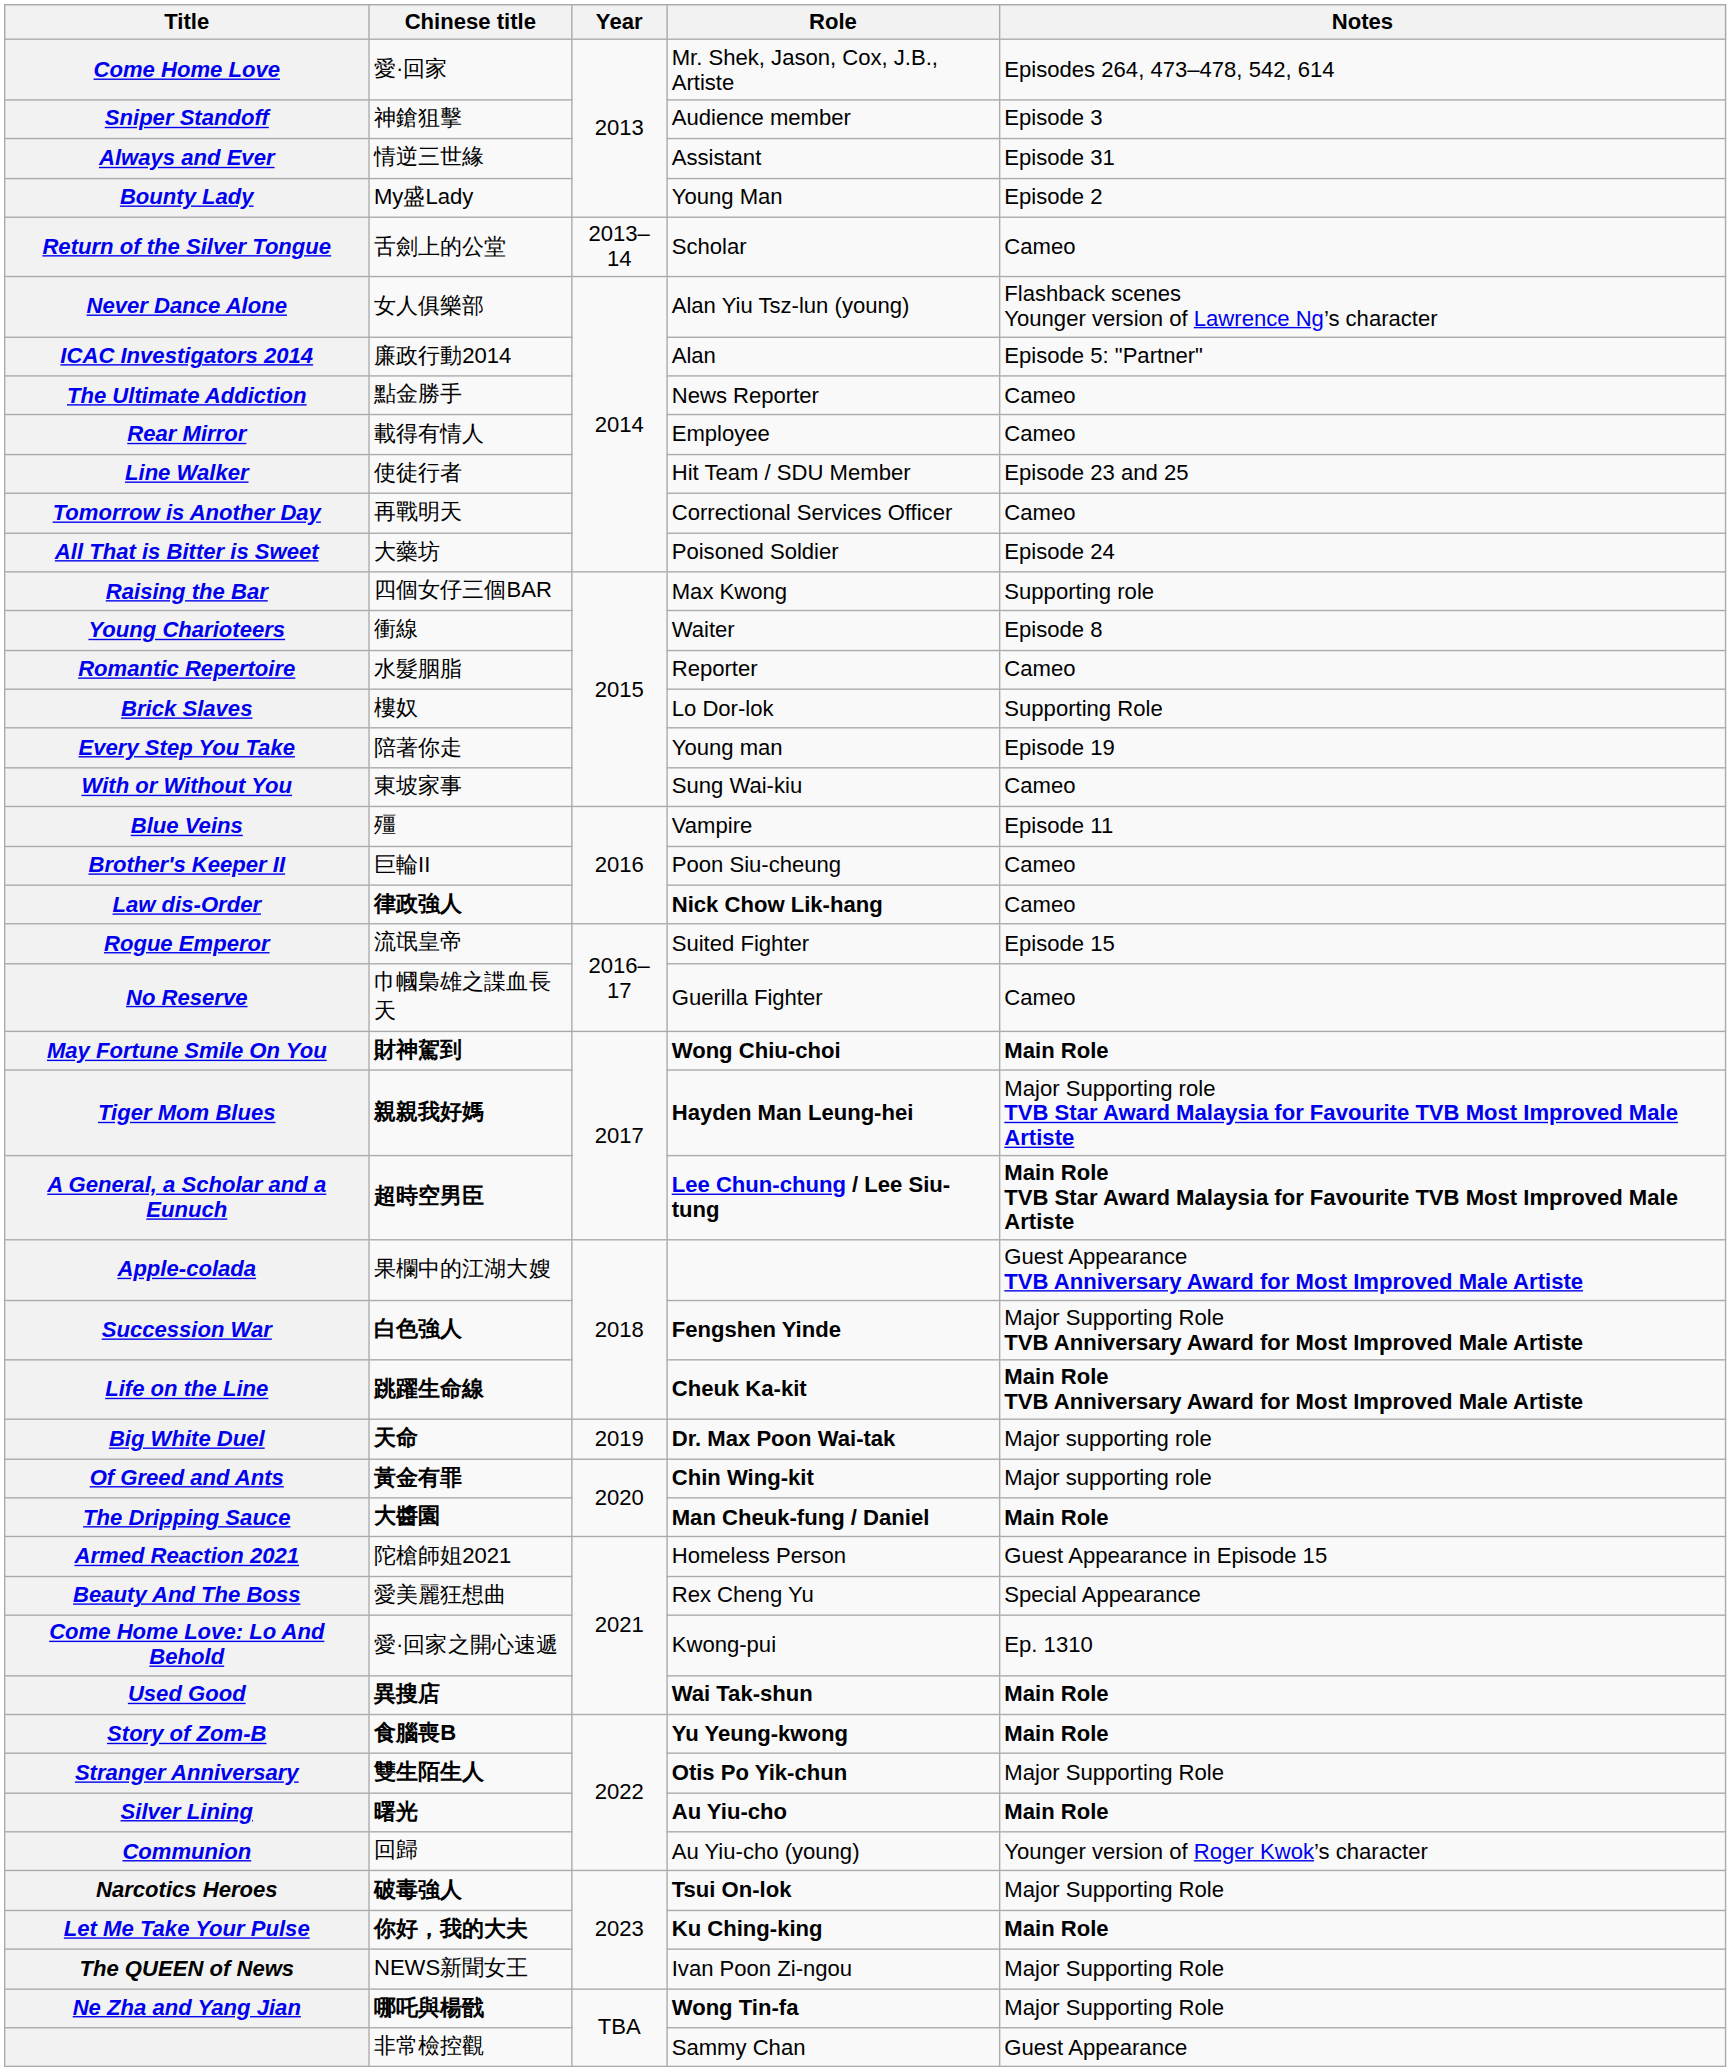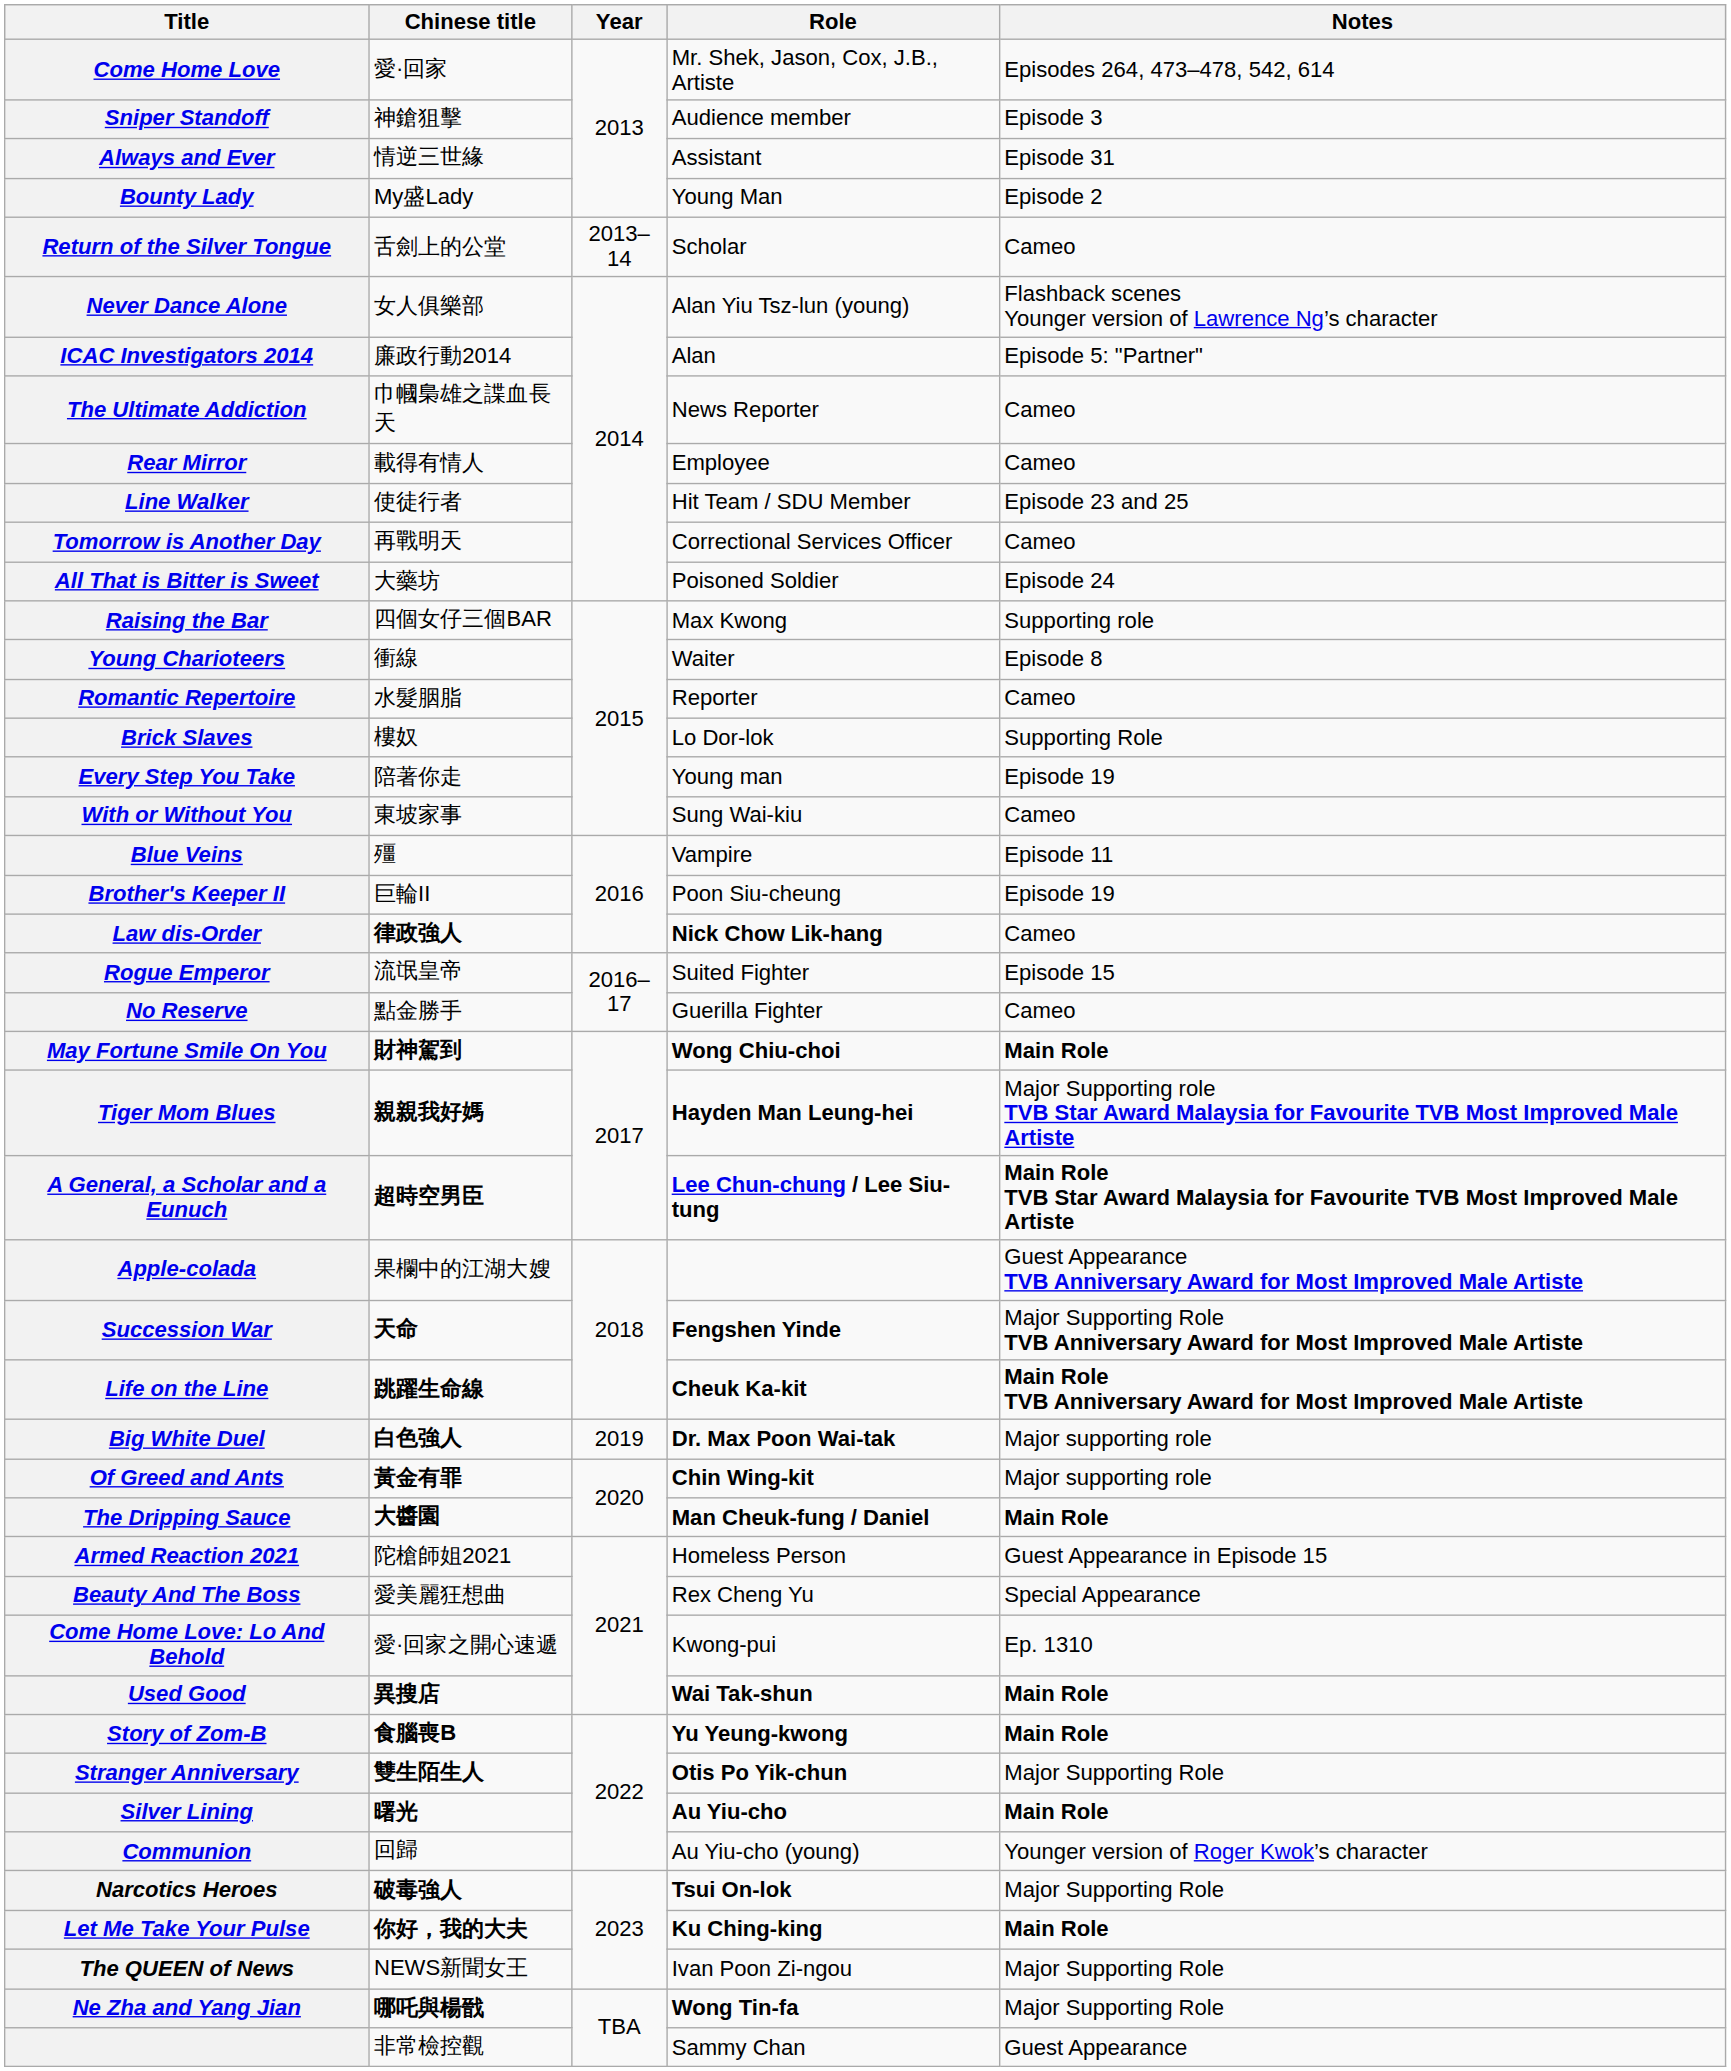(418, 394) 點金勝手 -> (462, 409) 巾幗梟雄之諜血長天
(1040, 865) Cameo -> (1060, 894) Episode 19
(462, 996) 巾幗梟雄之諜血長天 -> (418, 1010) 點金勝手
(418, 1328) 白色強人 -> (396, 1328) 天命
(396, 1438) 天命 -> (418, 1438) 白色強人
